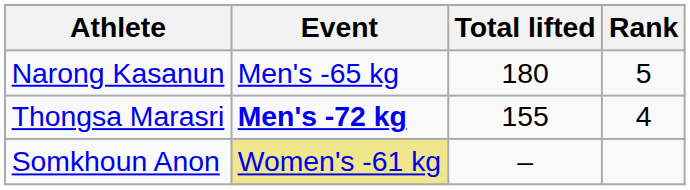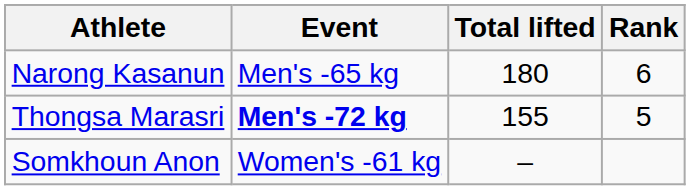(644, 73) 5 -> (644, 73) 6
(644, 117) 4 -> (644, 117) 5
(339, 162) khaki background -> (339, 162) no background
